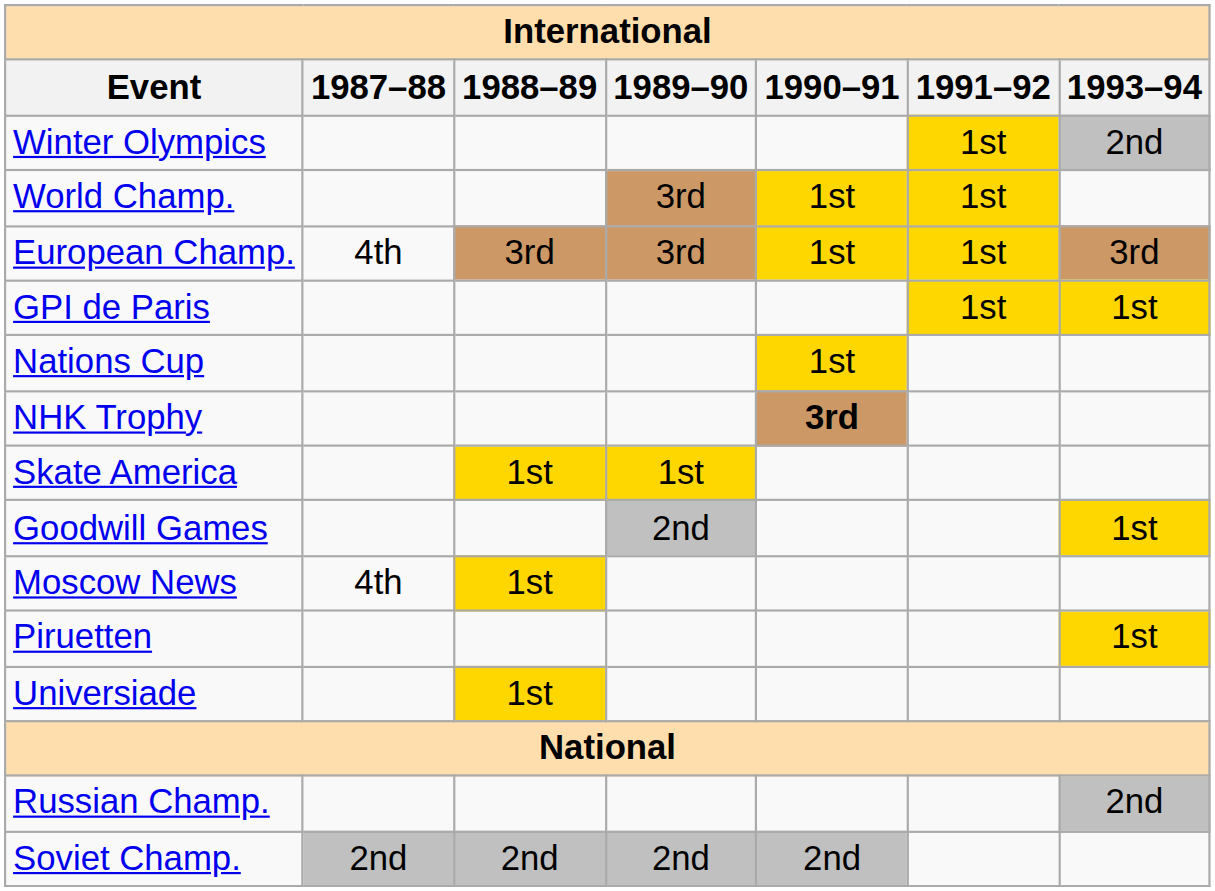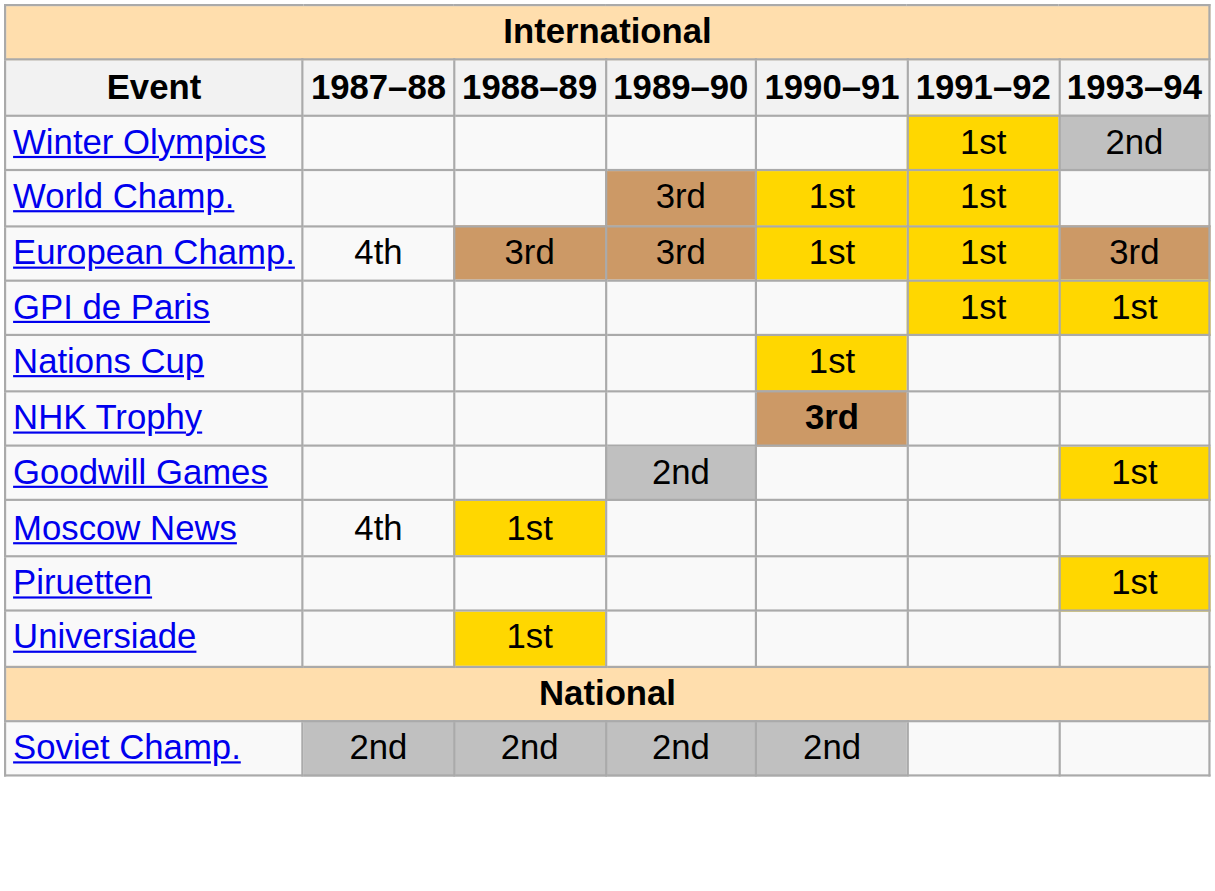- row: (125, 472)
- row: (141, 802)
